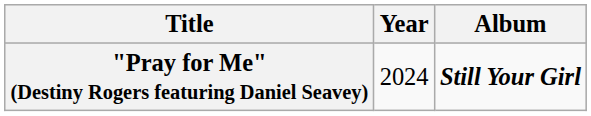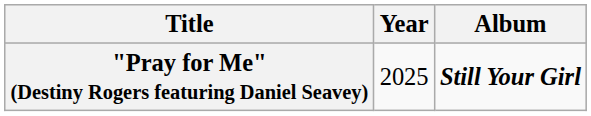(404, 76) 2024 -> (404, 76) 2025
